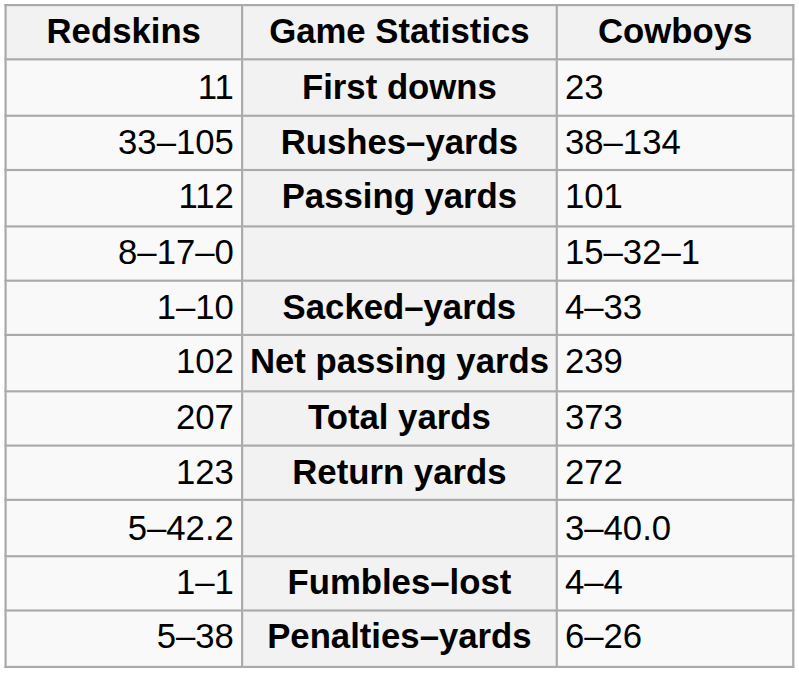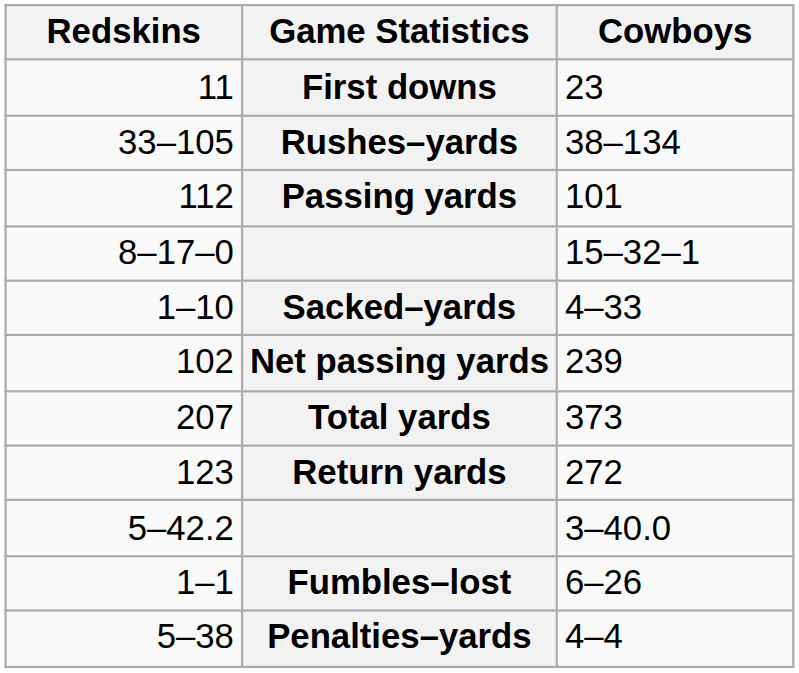(594, 582) 4–4 -> (604, 582) 6–26
(604, 637) 6–26 -> (594, 637) 4–4
